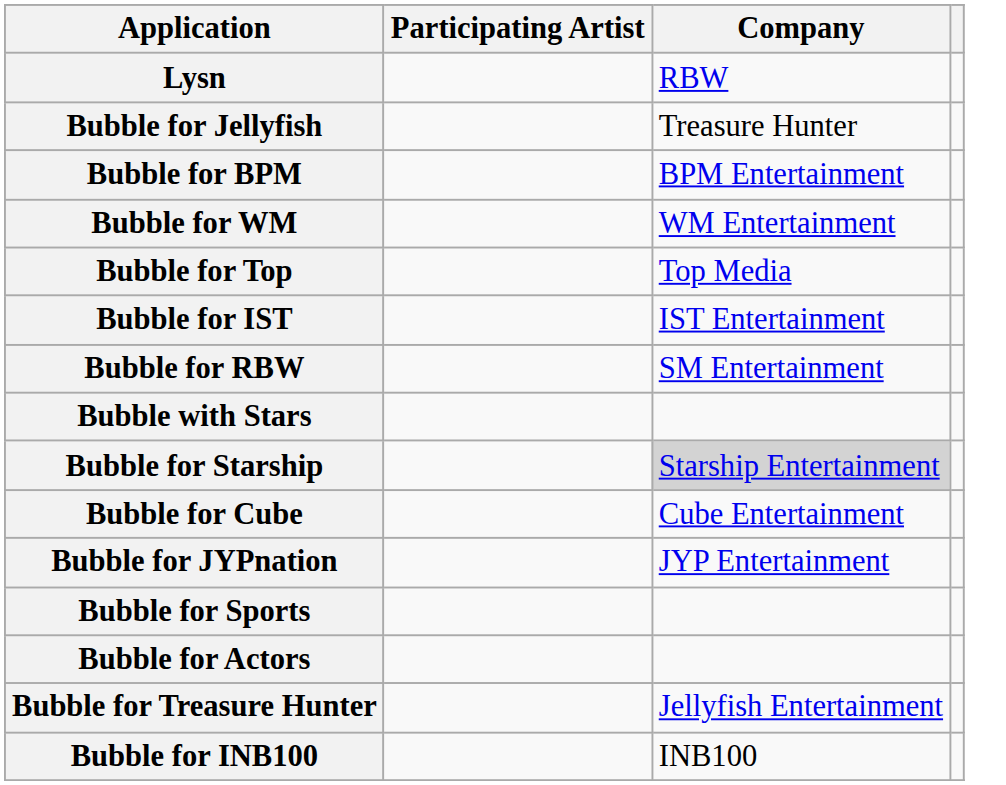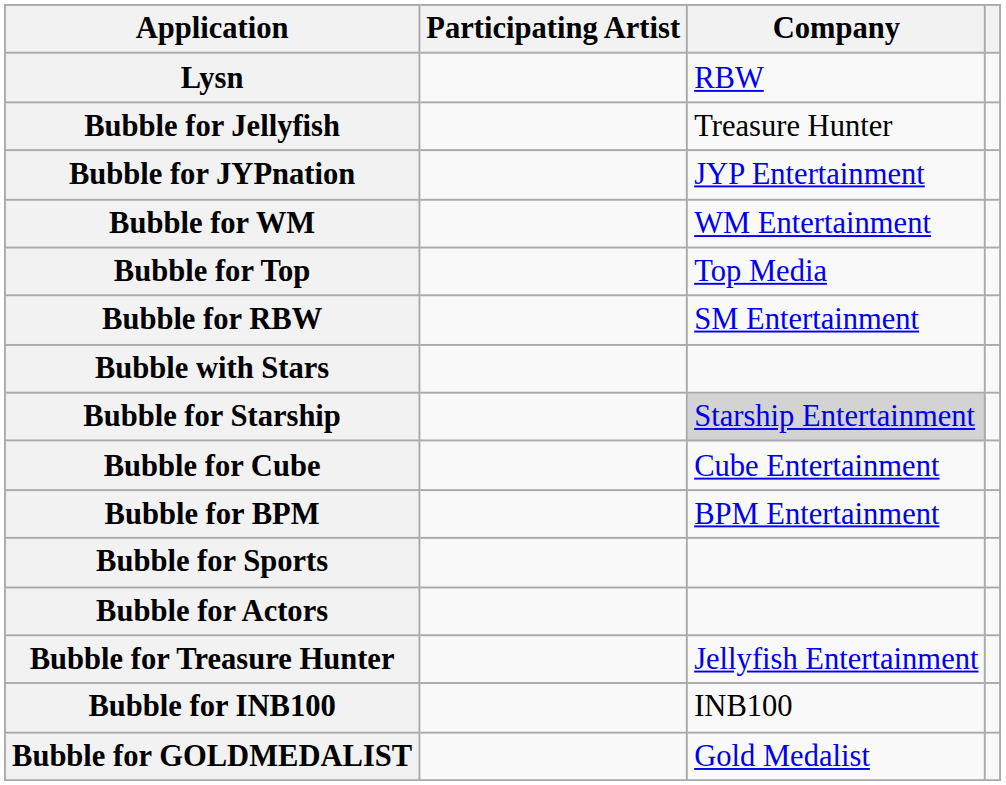rows swapped: (194, 561) <-> (194, 174)
- row: (194, 319)
+ row: (212, 755)
